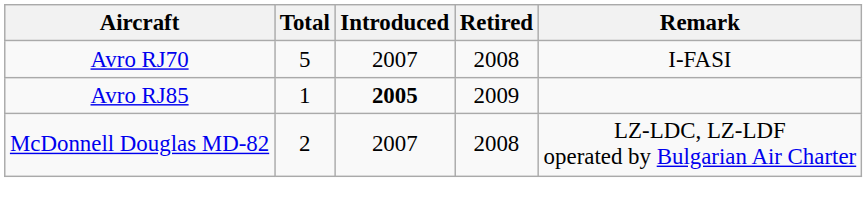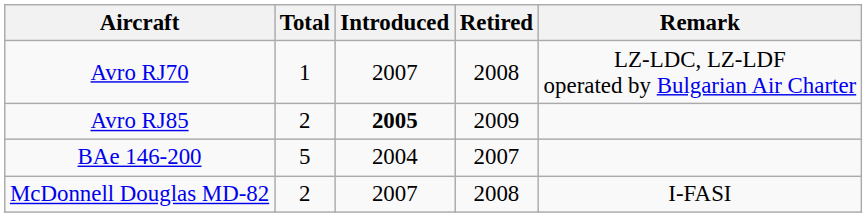(305, 58) 5 -> (305, 71) 1
(700, 58) I-FASI -> (700, 71) LZ-LDC, LZ-LDF operated by Bulgarian Air Charter
(305, 95) 1 -> (305, 120) 2
+ row: (140, 157)
(700, 144) LZ-LDC, LZ-LDF operated by Bulgarian Air Charter -> (700, 193) I-FASI
